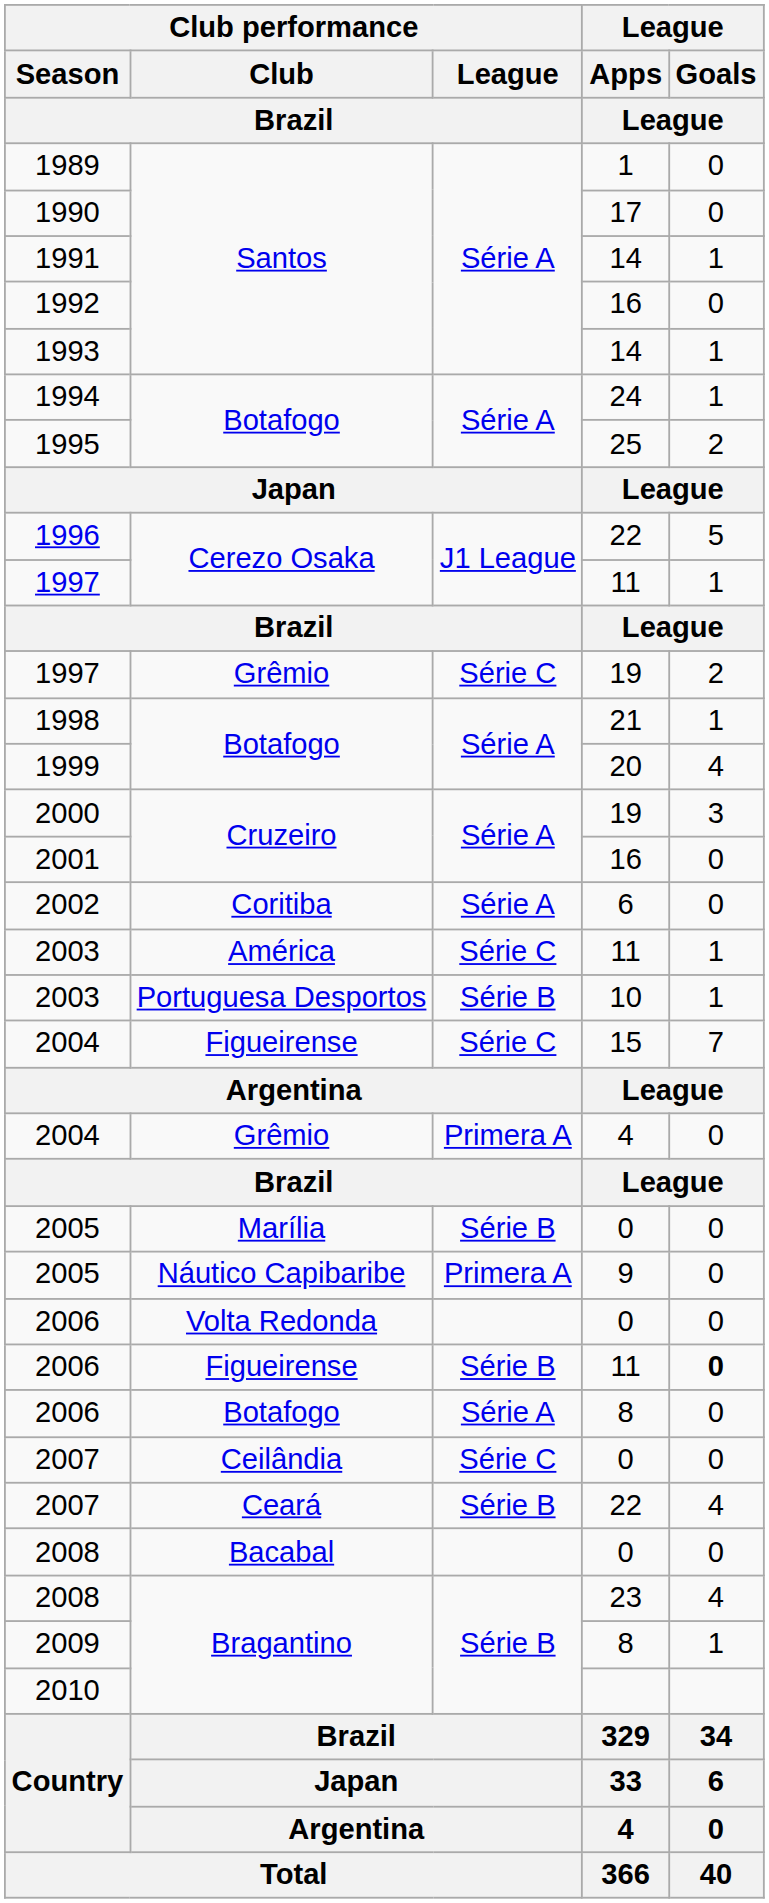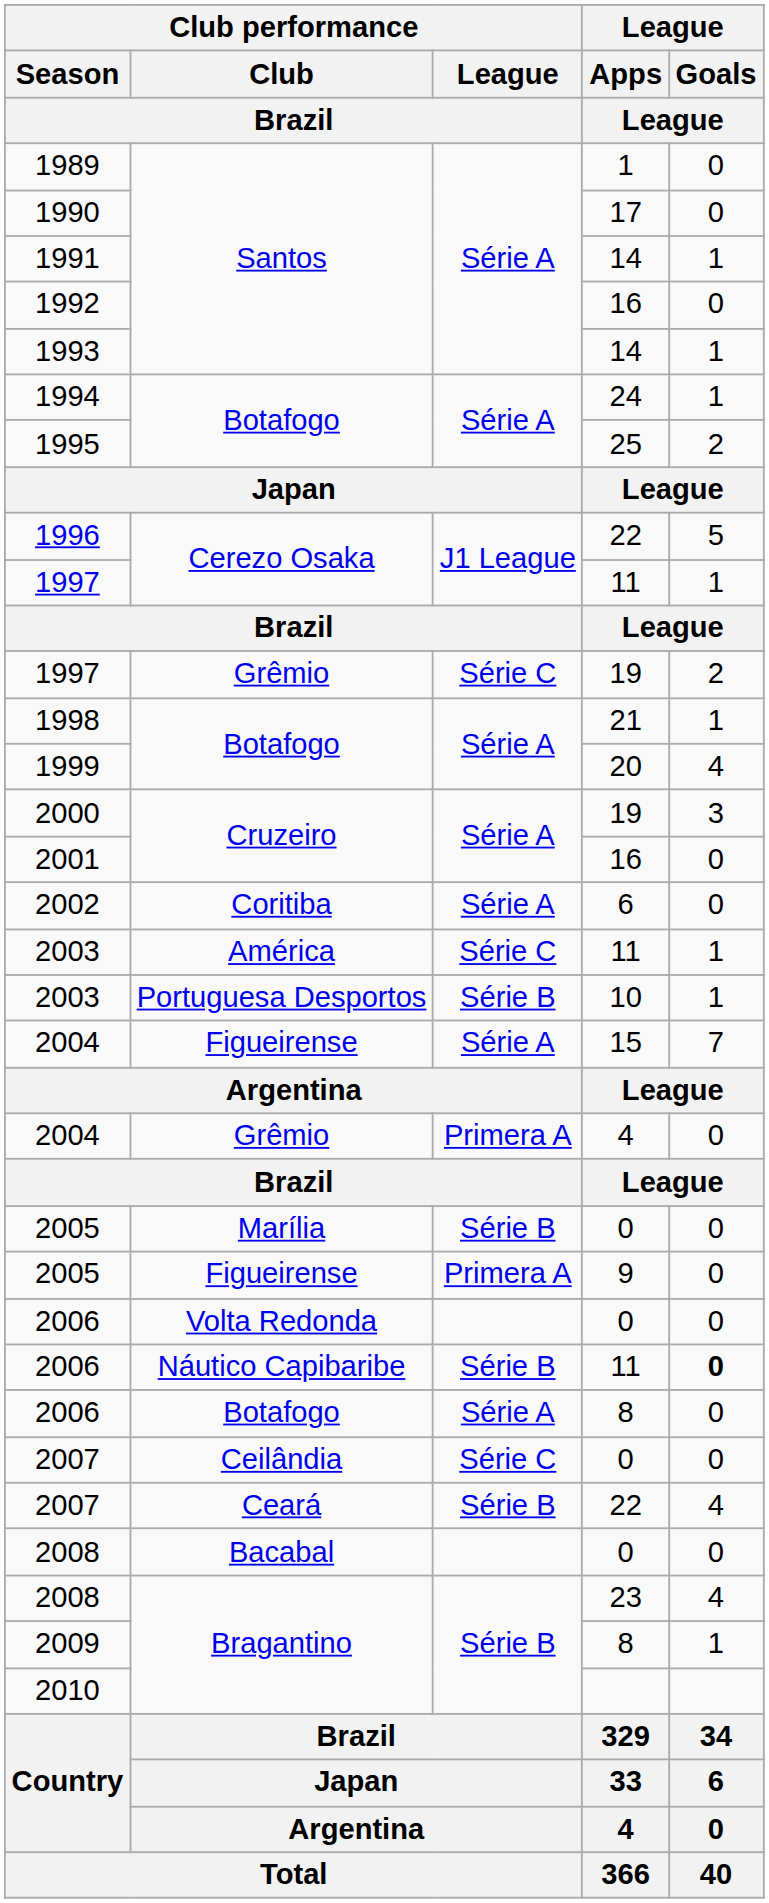(508, 1043) Série C -> (508, 1043) Série A
(282, 1274) Náutico Capibaribe -> (282, 1274) Figueirense
(282, 1366) Figueirense -> (282, 1366) Náutico Capibaribe
